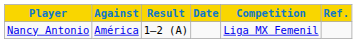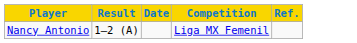- column: (117, 13)
